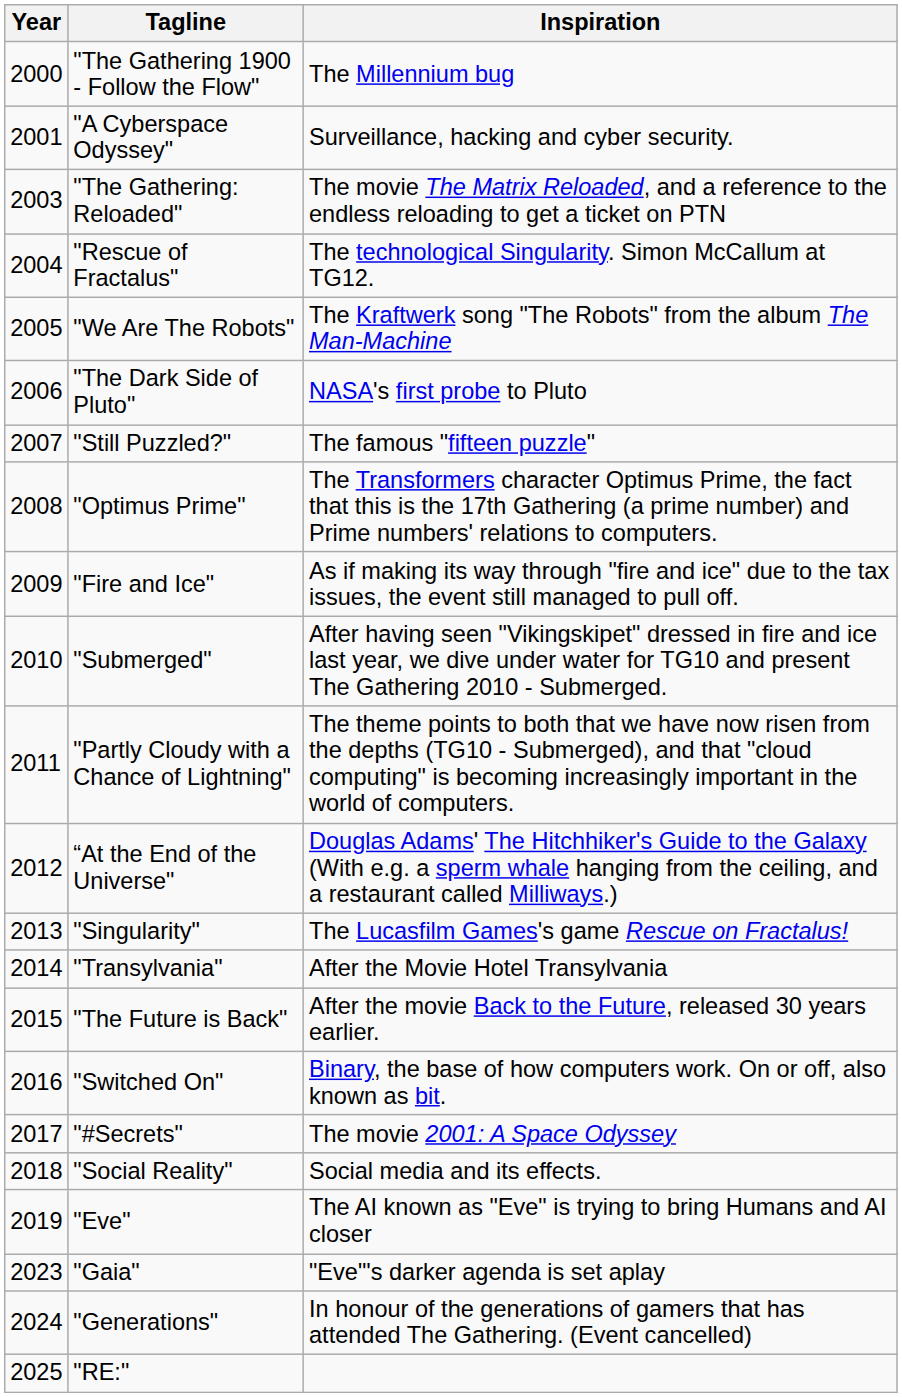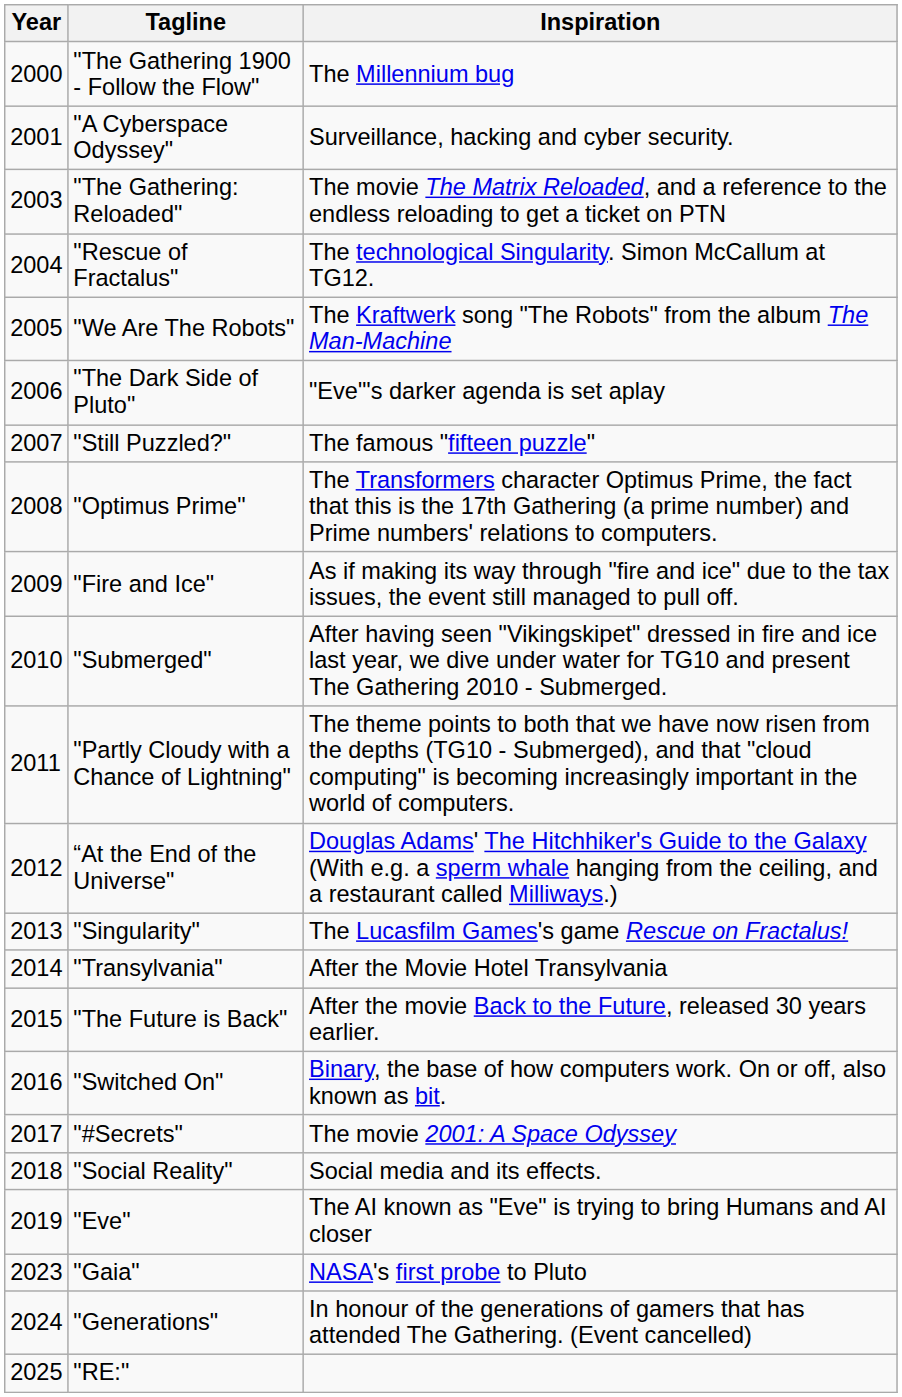(448, 392) NASA's first probe to Pluto -> (487, 392) "Eve"'s darker agenda is set aplay
(487, 1271) "Eve"'s darker agenda is set aplay -> (448, 1271) NASA's first probe to Pluto
